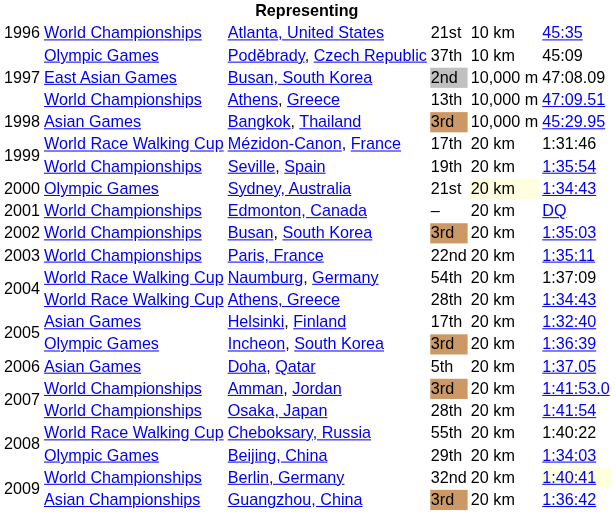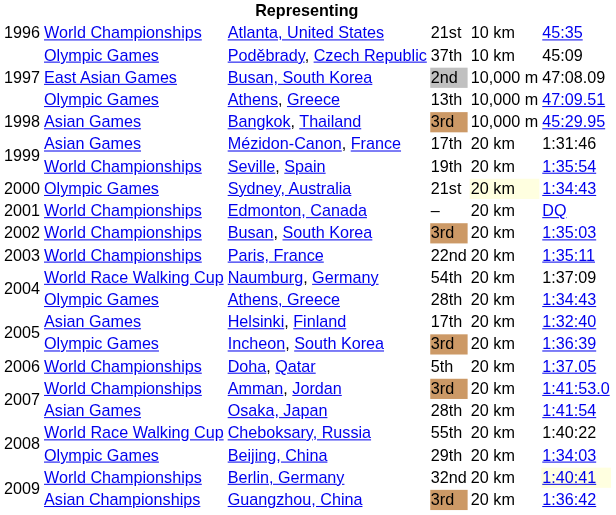(123, 99) World Championships -> (101, 99) Olympic Games
(134, 144) World Race Walking Cup -> (93, 144) Asian Games
(134, 299) World Race Walking Cup -> (101, 299) Olympic Games
(93, 366) Asian Games -> (123, 366) World Championships
(123, 411) World Championships -> (93, 411) Asian Games
